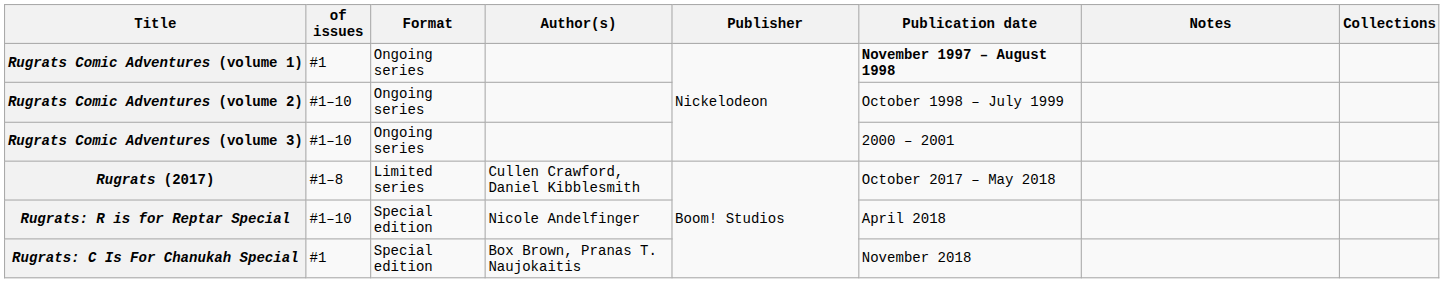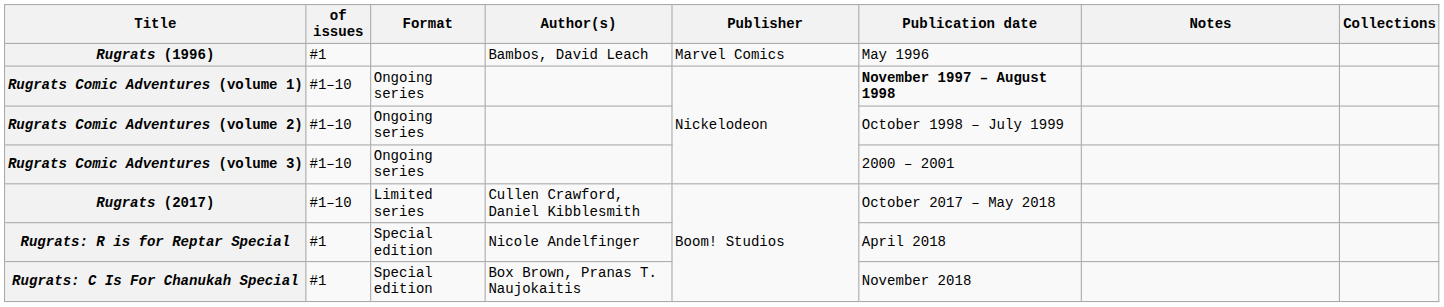+ row: (155, 55)
(318, 63) #1 -> (331, 86) #1–10
(326, 180) #1–8 -> (331, 203) #1–10
(331, 219) #1–10 -> (318, 242) #1
